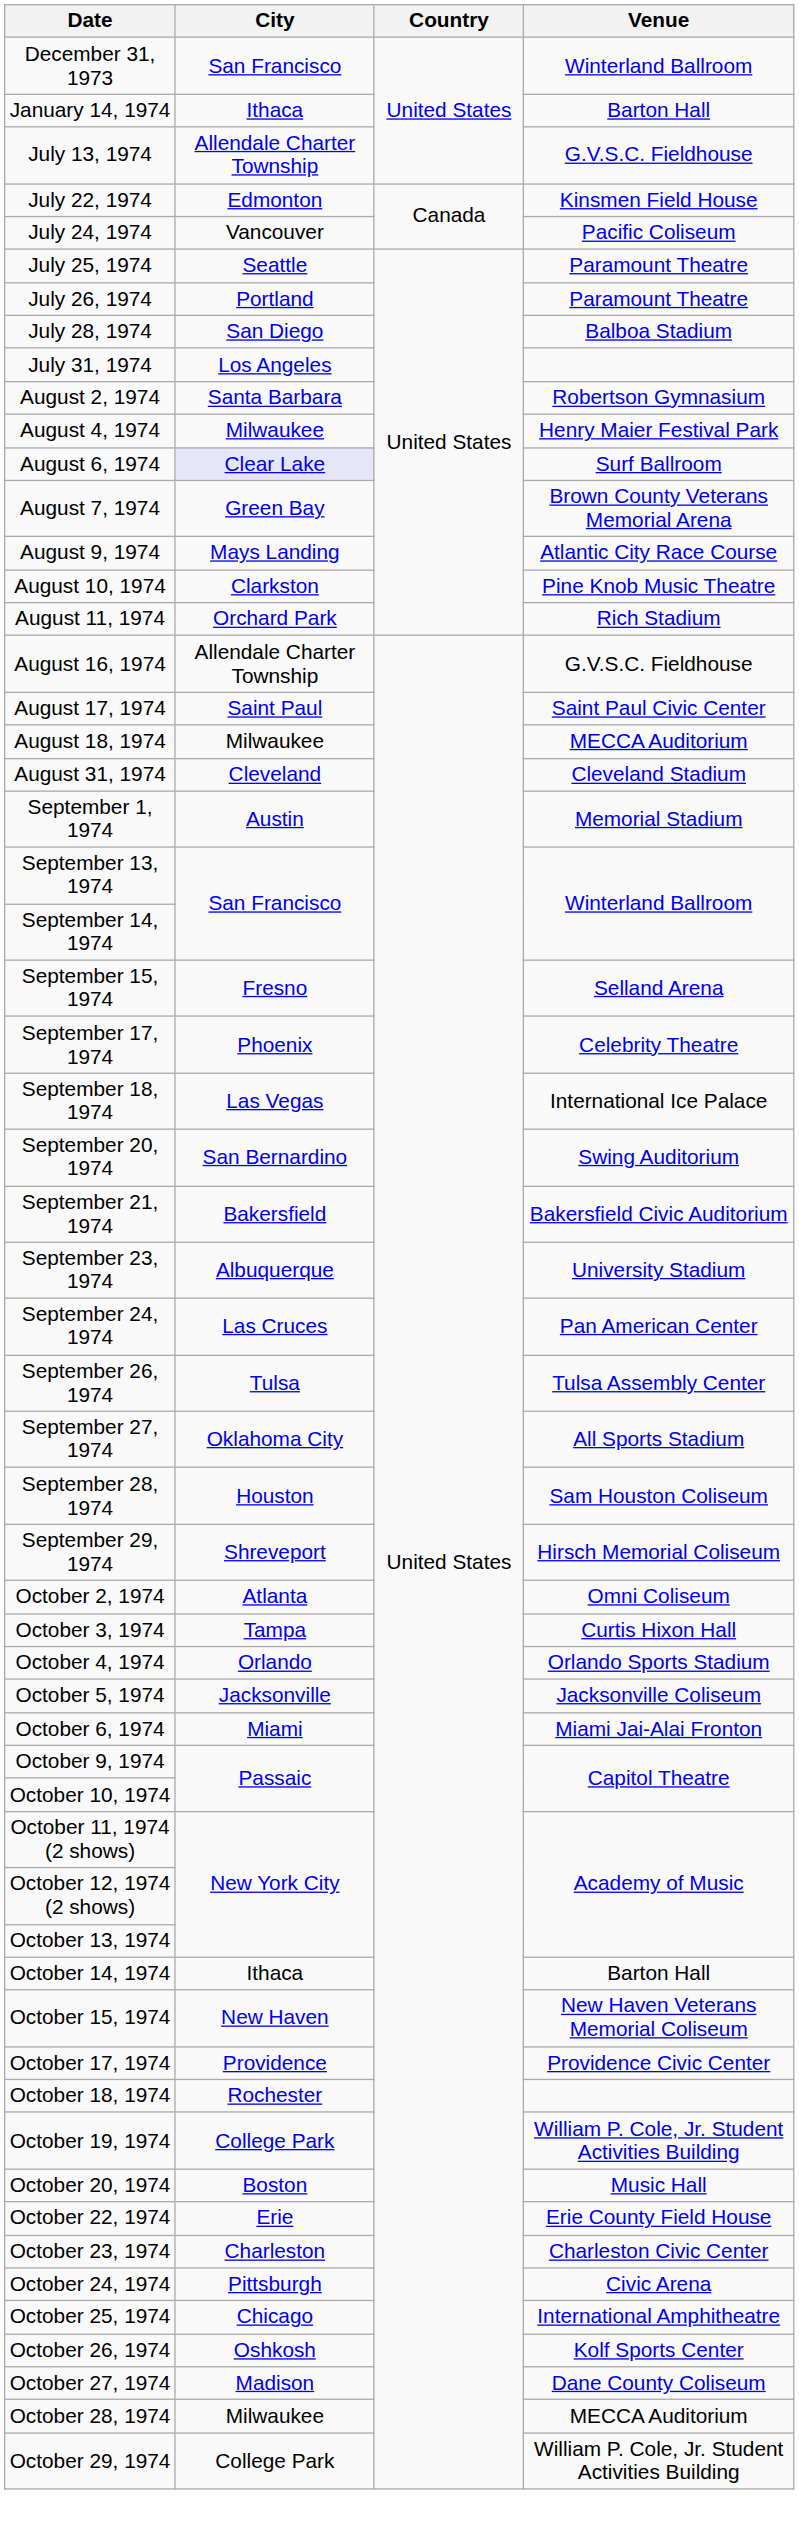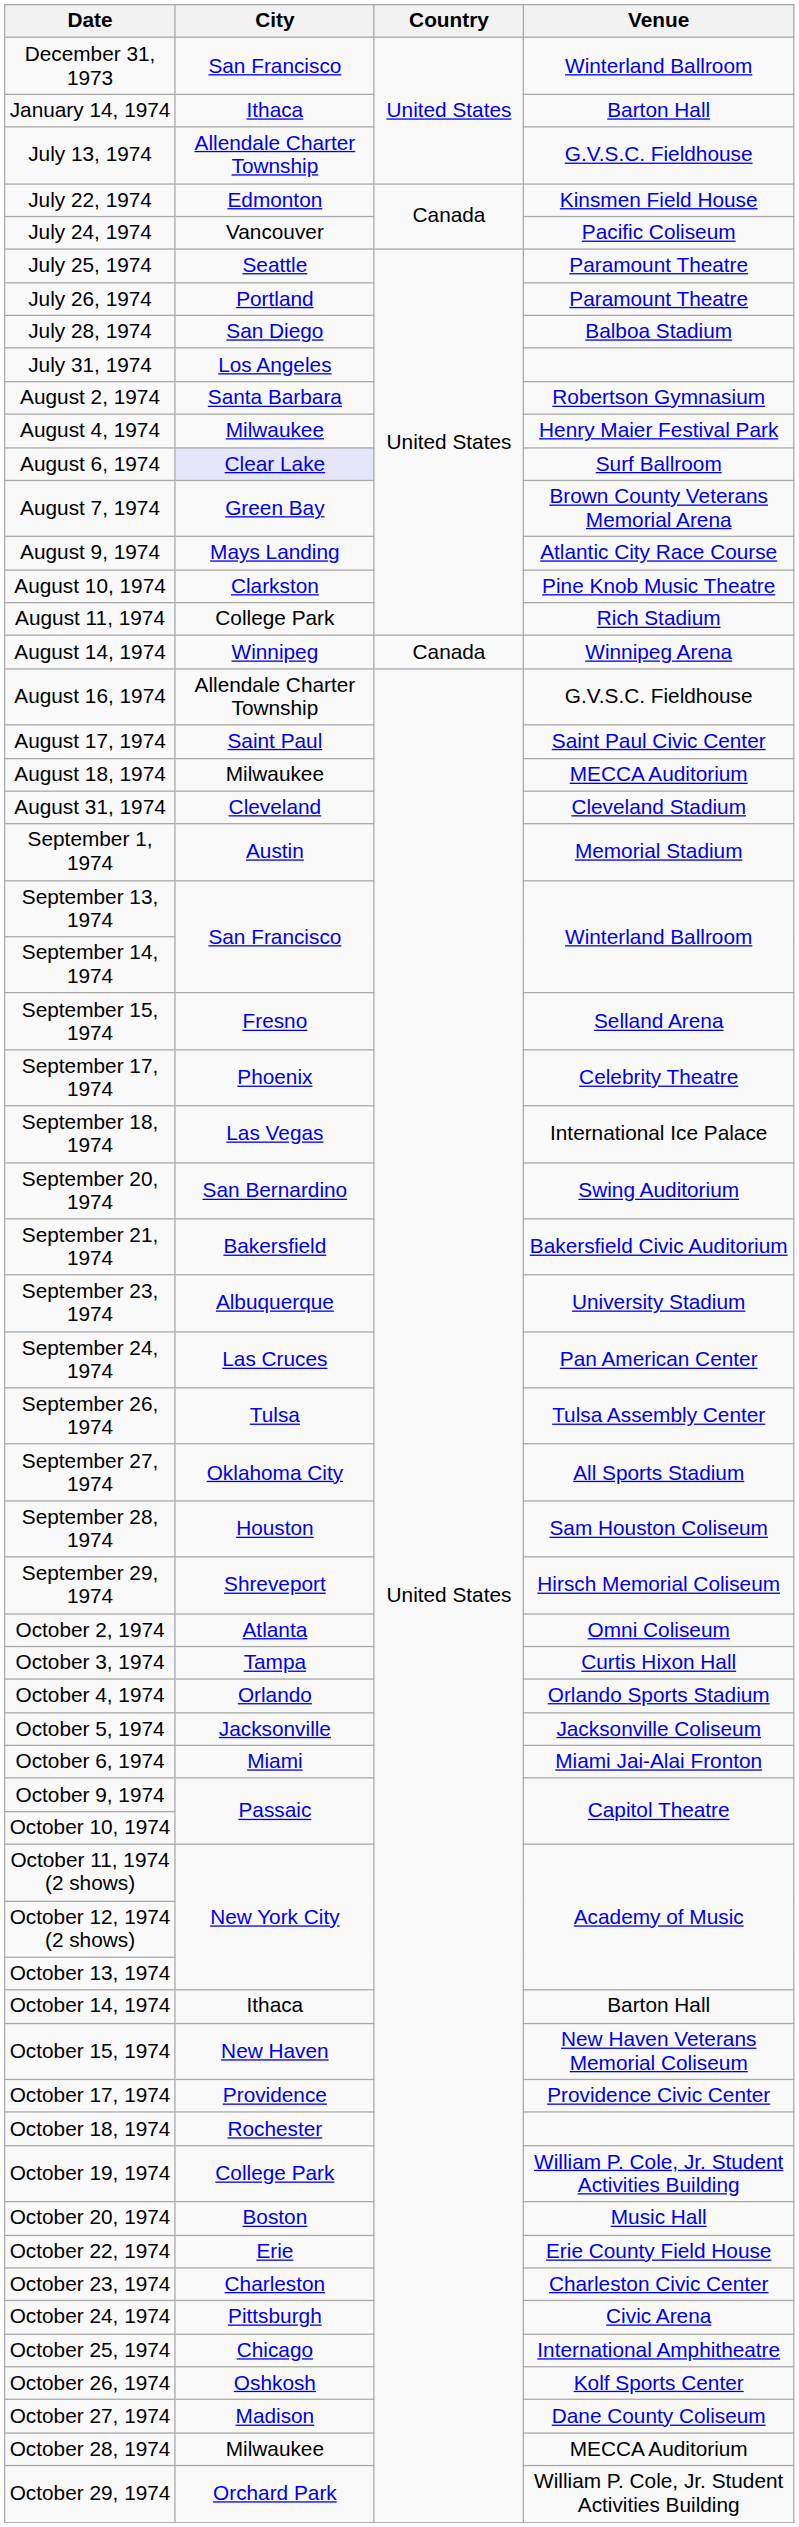(275, 618) Orchard Park -> (275, 618) College Park
+ row: (90, 651)
(275, 2460) College Park -> (275, 2493) Orchard Park
